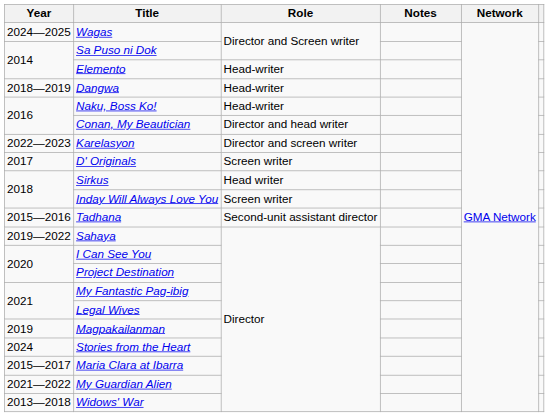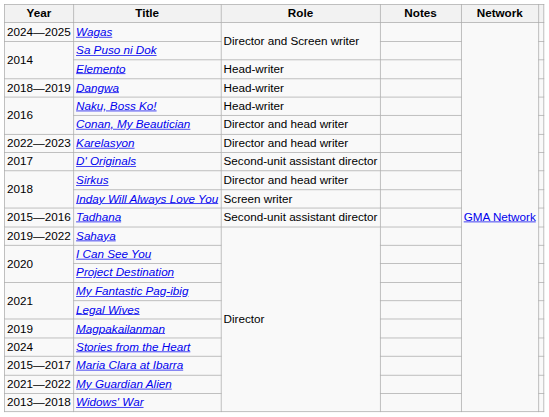(290, 143) Director and screen writer -> (286, 143) Director and head writer
(258, 161) Screen writer -> (300, 161) Second-unit assistant director
(253, 180) Head writer -> (286, 180) Director and head writer
